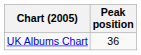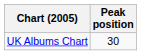(113, 41) 36 -> (113, 41) 30
